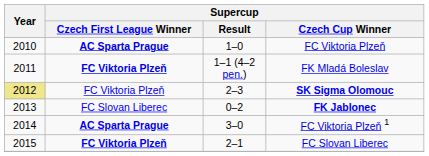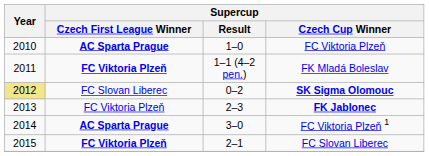(124, 91) FC Viktoria Plzeň -> (124, 91) FC Slovan Liberec
(234, 91) 2–3 -> (234, 91) 0–2
(124, 108) FC Slovan Liberec -> (124, 108) FC Viktoria Plzeň
(234, 108) 0–2 -> (234, 108) 2–3
